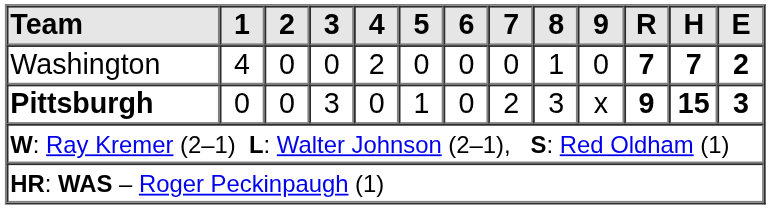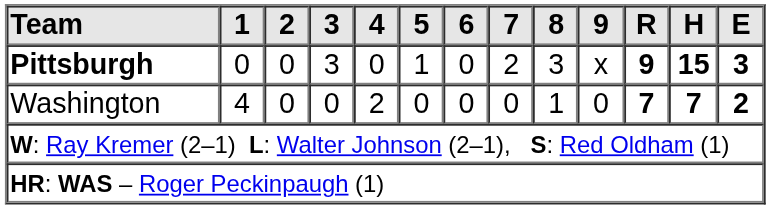rows swapped: (85, 64) <-> (82, 103)
